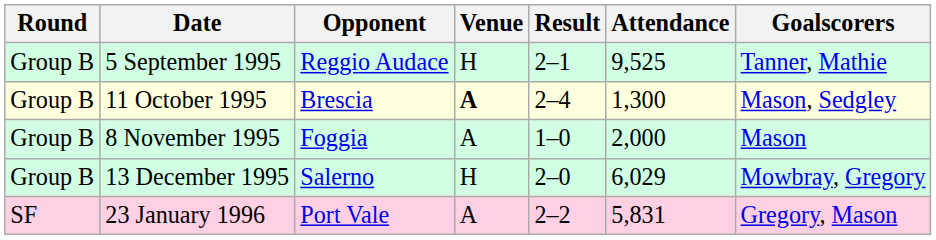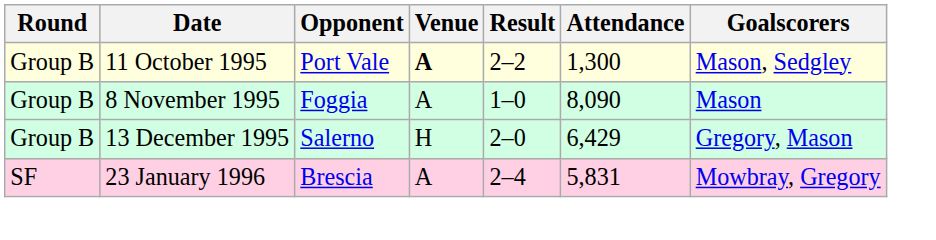- row: (193, 61)
(337, 100) Brescia -> (345, 61) Port Vale
(553, 100) 2–4 -> (508, 61) 2–2
(639, 138) 2,000 -> (594, 100) 8,090
(639, 176) 6,029 -> (594, 138) 6,429
(833, 176) Mowbray, Gregory -> (774, 138) Gregory, Mason
(345, 215) Port Vale -> (337, 176) Brescia
(553, 215) 2–2 -> (508, 176) 2–4
(819, 215) Gregory, Mason -> (788, 176) Mowbray, Gregory
